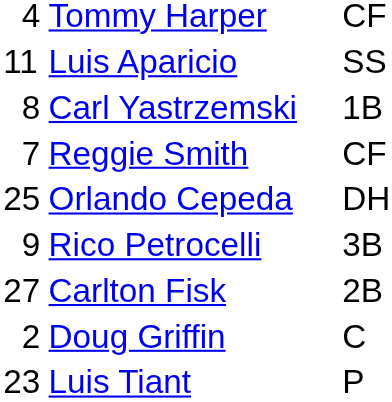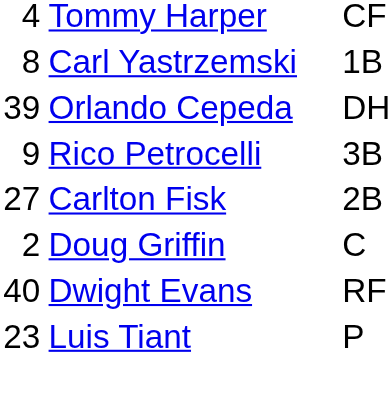- row: (143, 62)
- row: (148, 153)
(22, 199) 25 -> (22, 107) 39
+ row: (150, 290)
